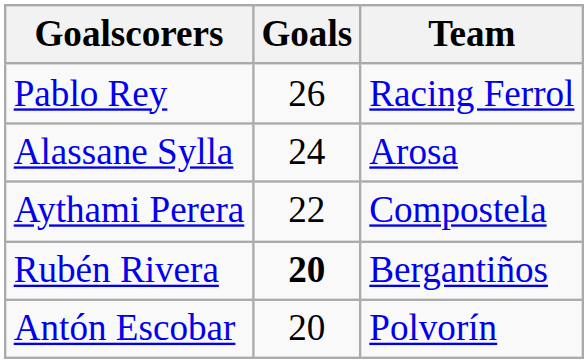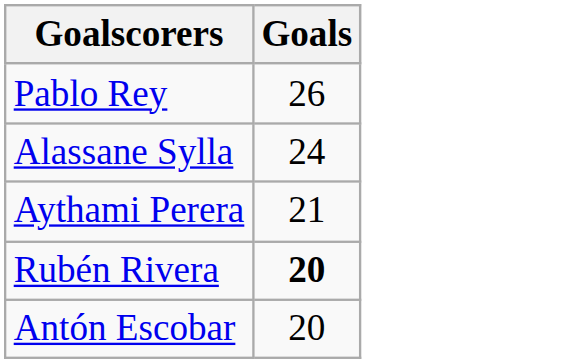- column: (472, 33)
(307, 210) 22 -> (307, 210) 21
